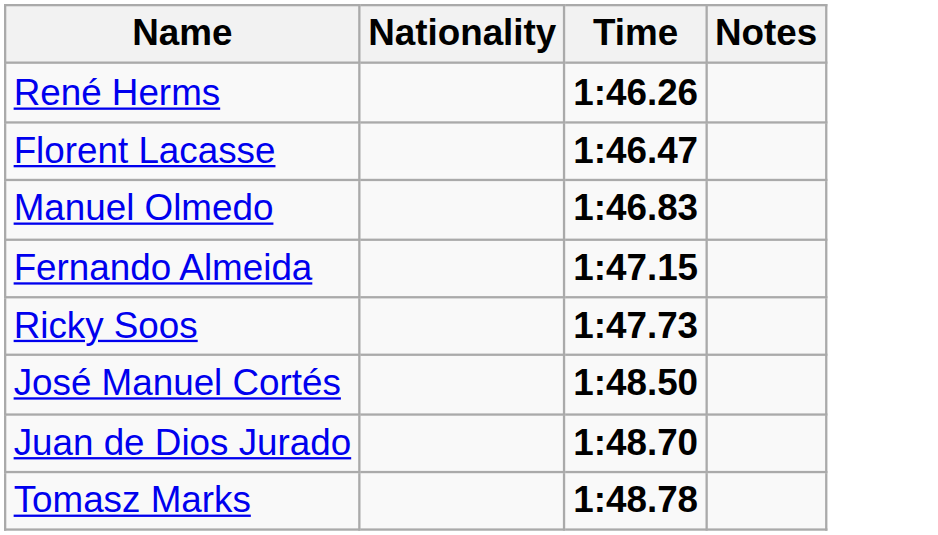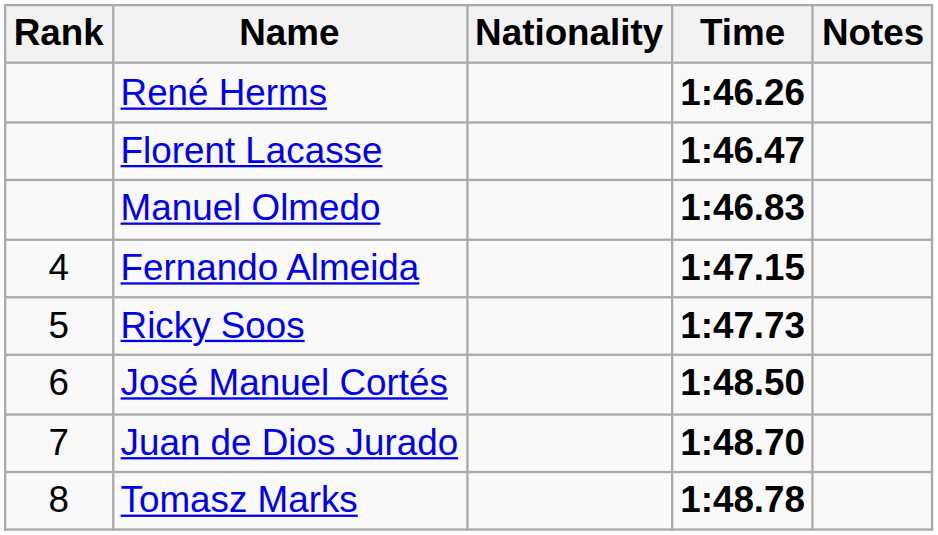+ column: (59, 33)
